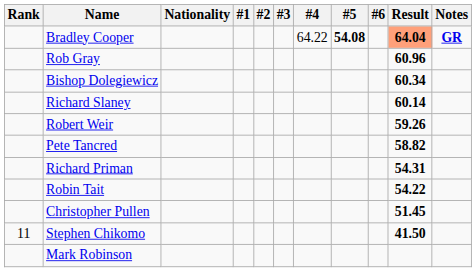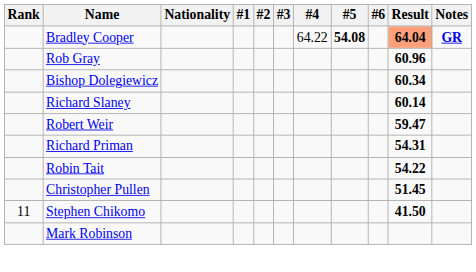(410, 124) 59.26 -> (410, 124) 59.47
- row: (82, 146)
